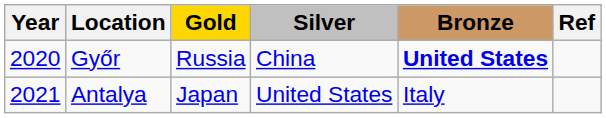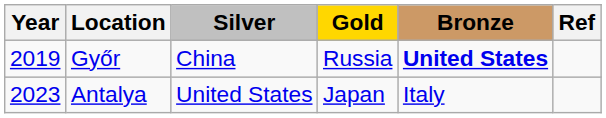columns swapped: (211, 22) <-> (324, 22)
(35, 58) 2020 -> (35, 58) 2019
(35, 94) 2021 -> (35, 94) 2023
